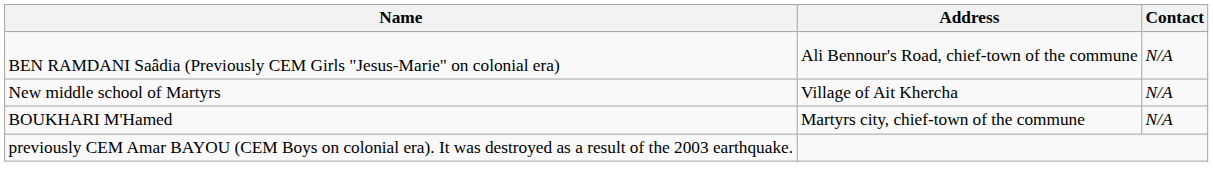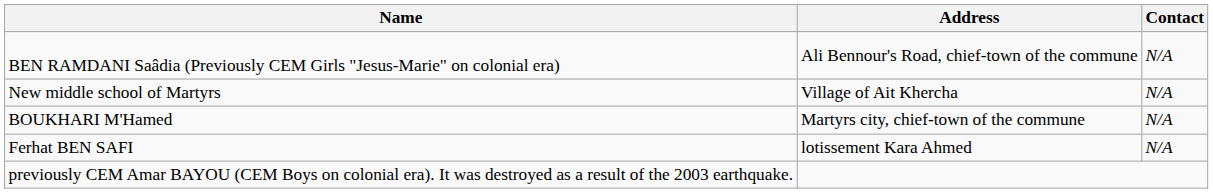+ row: (71, 147)
